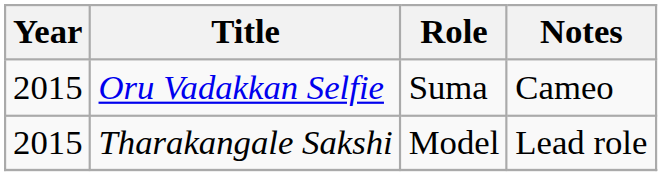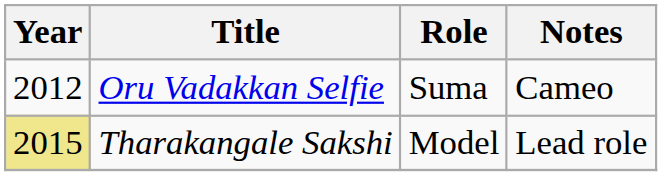(48, 87) 2015 -> (48, 87) 2012
(48, 142) no background -> (48, 142) khaki background
